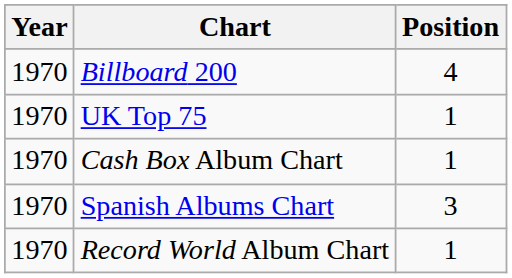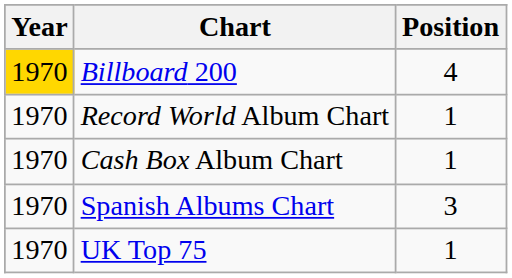(40, 71) no background -> (40, 71) gold background
rows swapped: (235, 250) <-> (144, 116)
